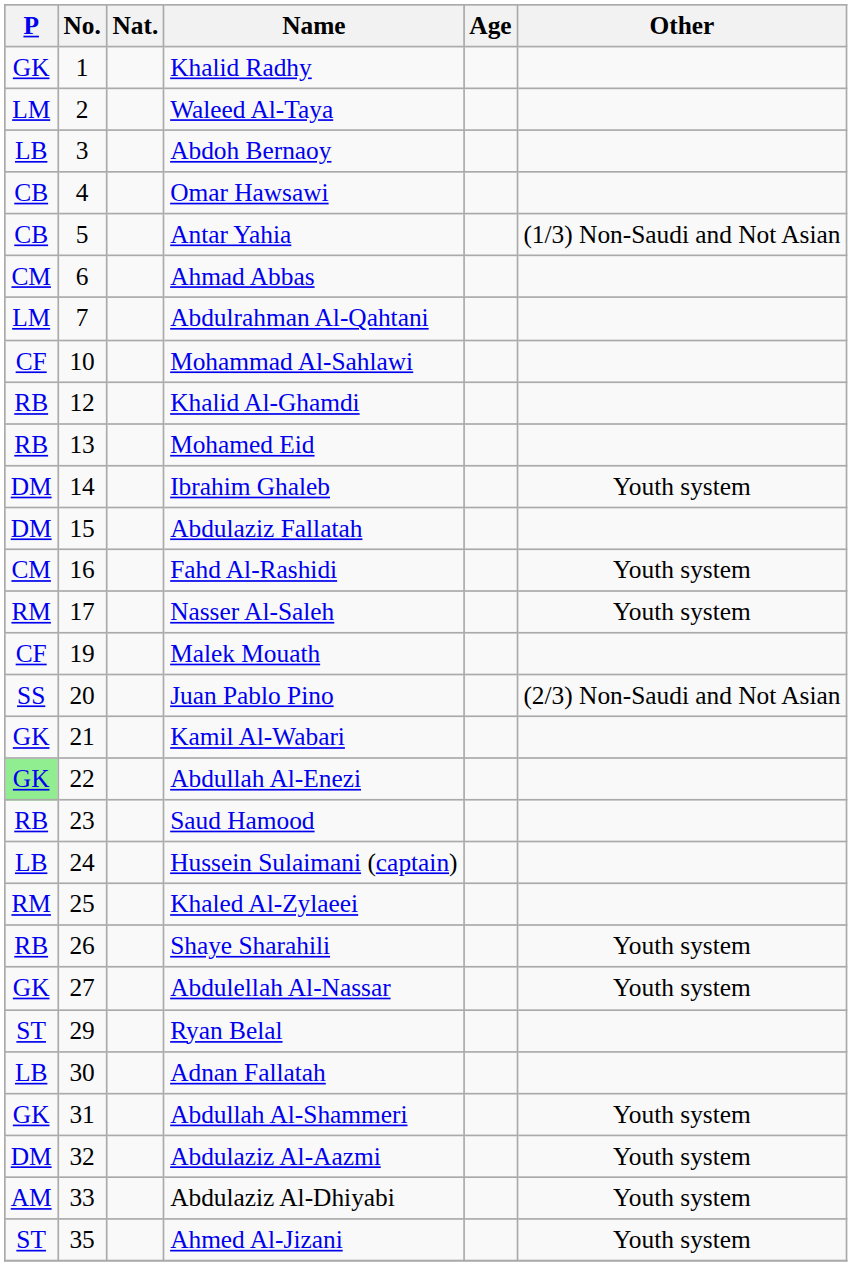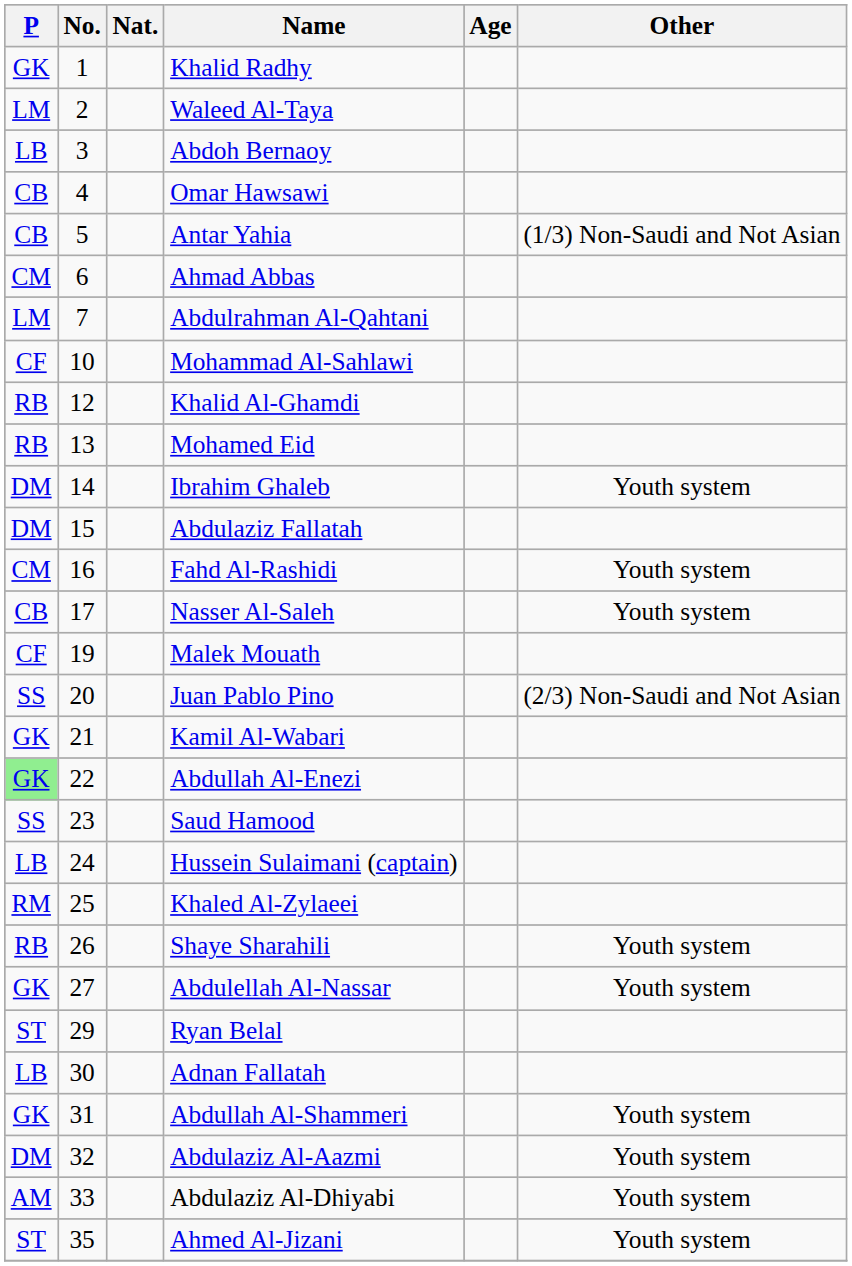(31, 611) RM -> (31, 611) CB
(31, 820) RB -> (31, 820) SS
